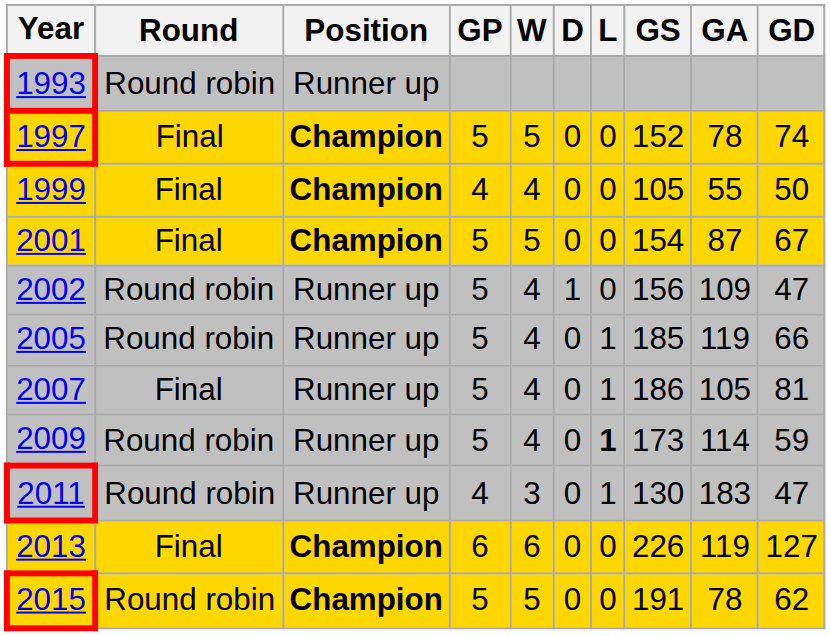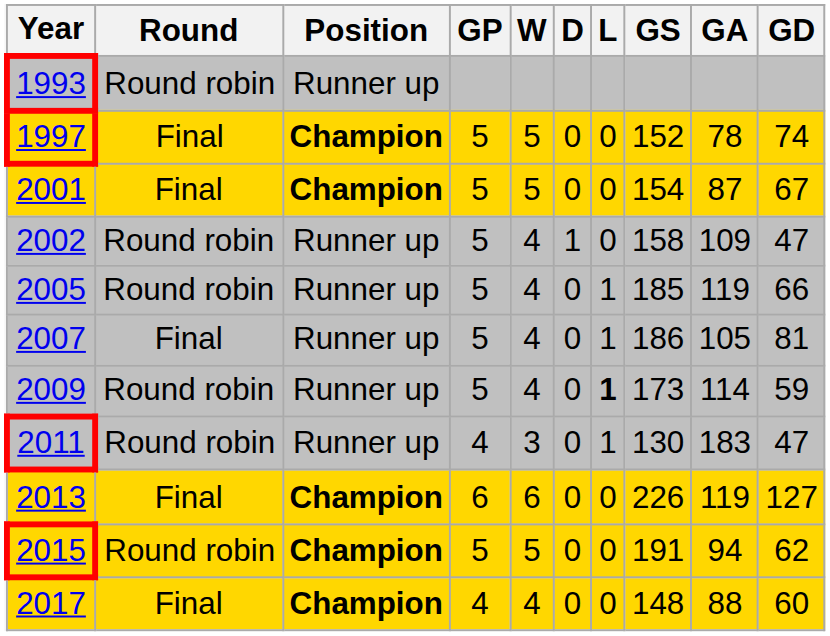- row: (51, 190)
(658, 289) 156 -> (658, 240) 158
(725, 599) 78 -> (725, 550) 94
+ row: (51, 603)
